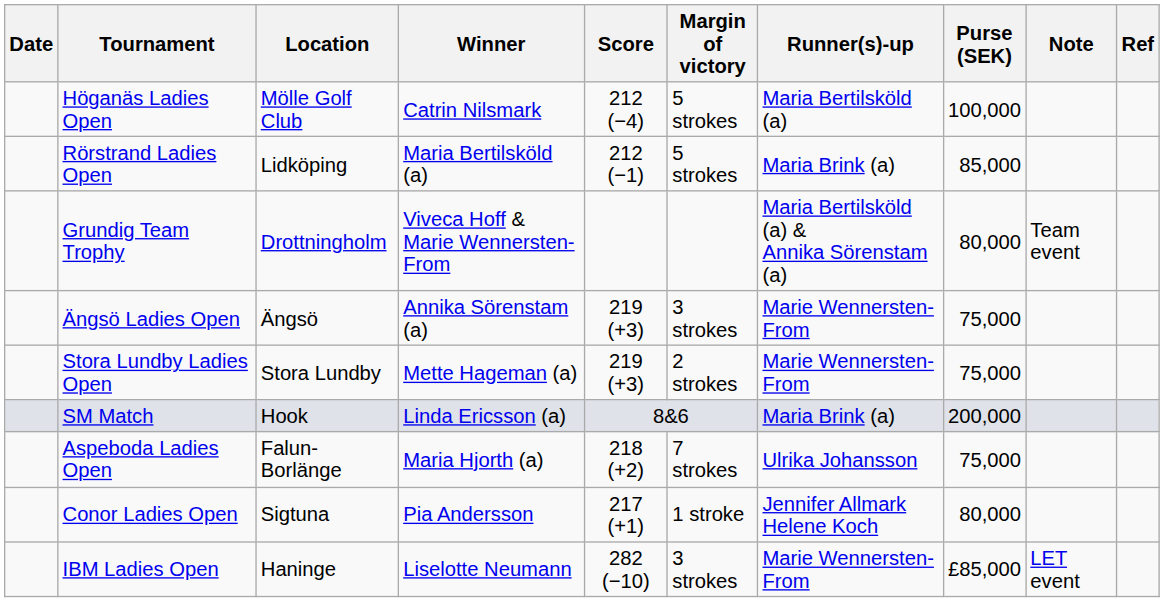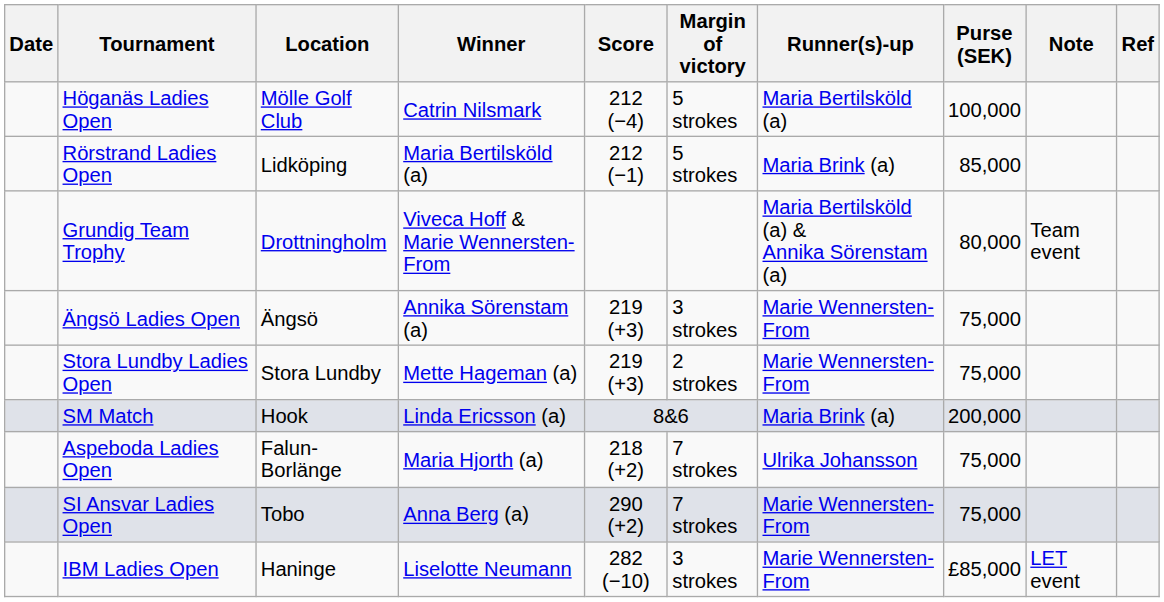+ row: (138, 514)
- row: (150, 514)
